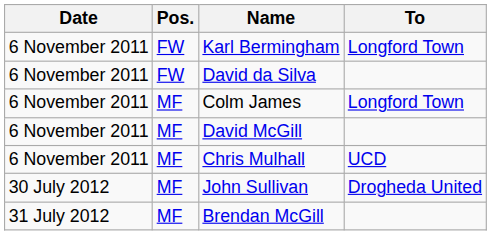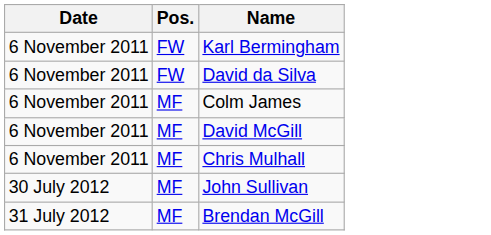- column: (415, 18)
